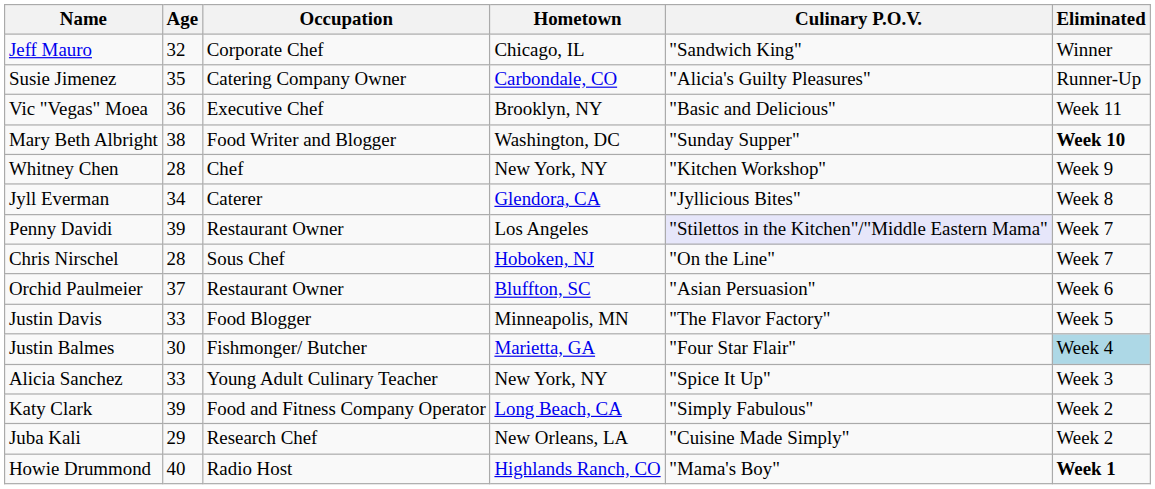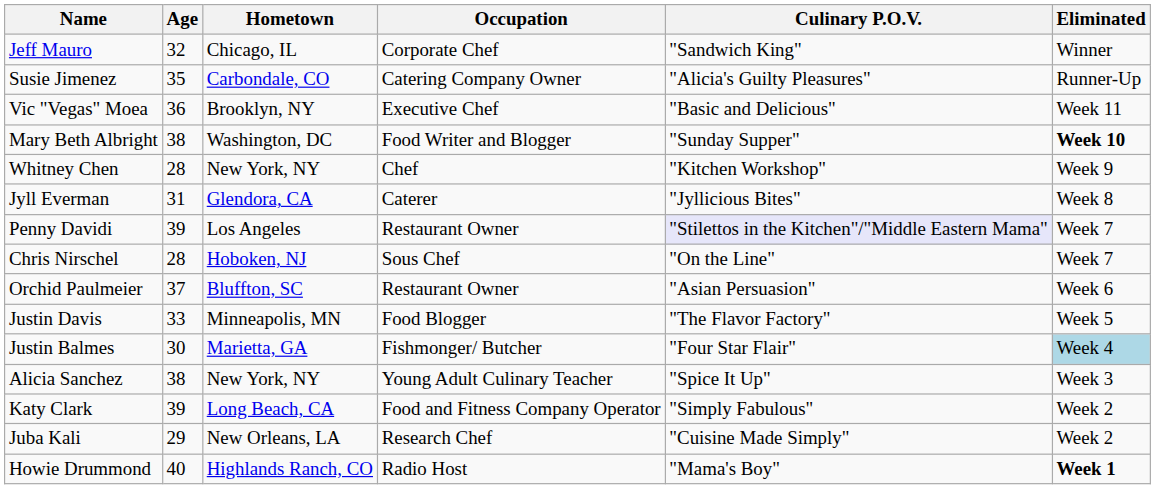columns swapped: (578, 19) <-> (346, 19)
(176, 199) 34 -> (176, 199) 31
(176, 378) 33 -> (176, 378) 38
